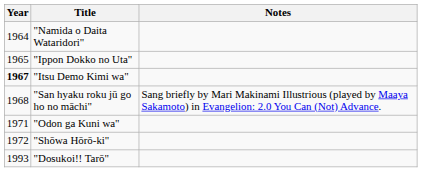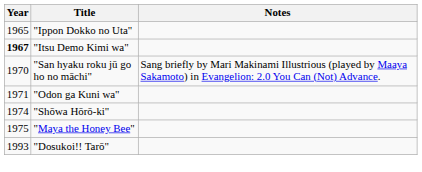- row: (70, 36)
(18, 100) 1968 -> (18, 71) 1970
(18, 141) 1972 -> (18, 111) 1974
+ row: (84, 128)
